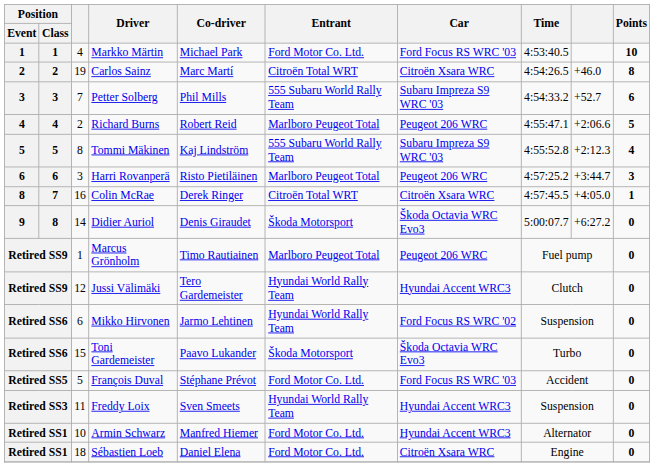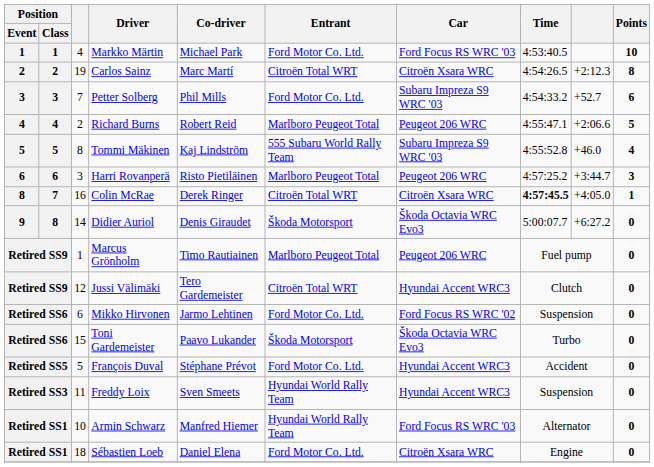(588, 71) +46.0 -> (592, 71) +2:12.3
(325, 97) 555 Subaru World Rally Team -> (316, 97) Ford Motor Co. Ltd.
(592, 150) +2:12.3 -> (588, 150) +46.0
(546, 195) normal -> (546, 195) bold
(318, 287) Hyundai World Rally Team -> (313, 287) Citroën Total WRT
(318, 320) Hyundai World Rally Team -> (316, 314) Ford Motor Co. Ltd.
(458, 380) Ford Focus RS WRC '03 -> (454, 366) Hyundai Accent WRC3
(316, 432) Ford Motor Co. Ltd. -> (318, 425) Hyundai World Rally Team
(455, 432) Hyundai Accent WRC3 -> (457, 425) Ford Focus RS WRC '03
